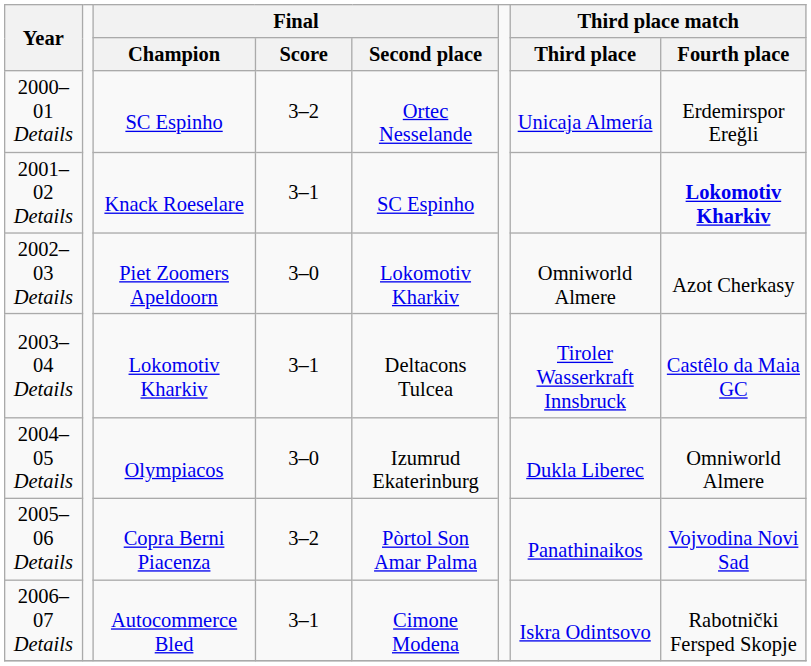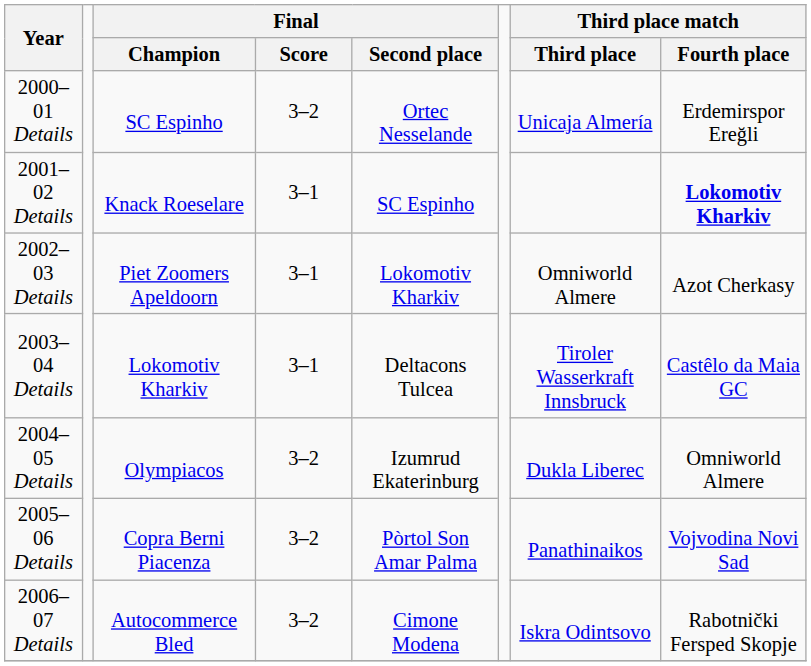(304, 272) 3–0 -> (304, 272) 3–1
(304, 457) 3–0 -> (304, 457) 3–2
(304, 619) 3–1 -> (304, 619) 3–2
